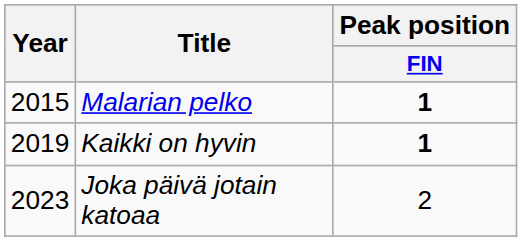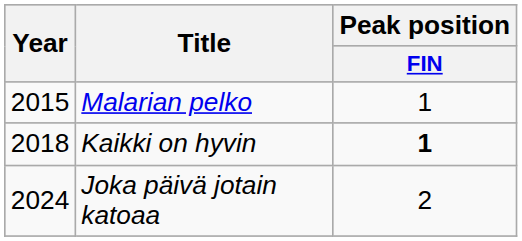(425, 102) bold -> (425, 102) normal
(40, 143) 2019 -> (40, 143) 2018
(40, 200) 2023 -> (40, 200) 2024
